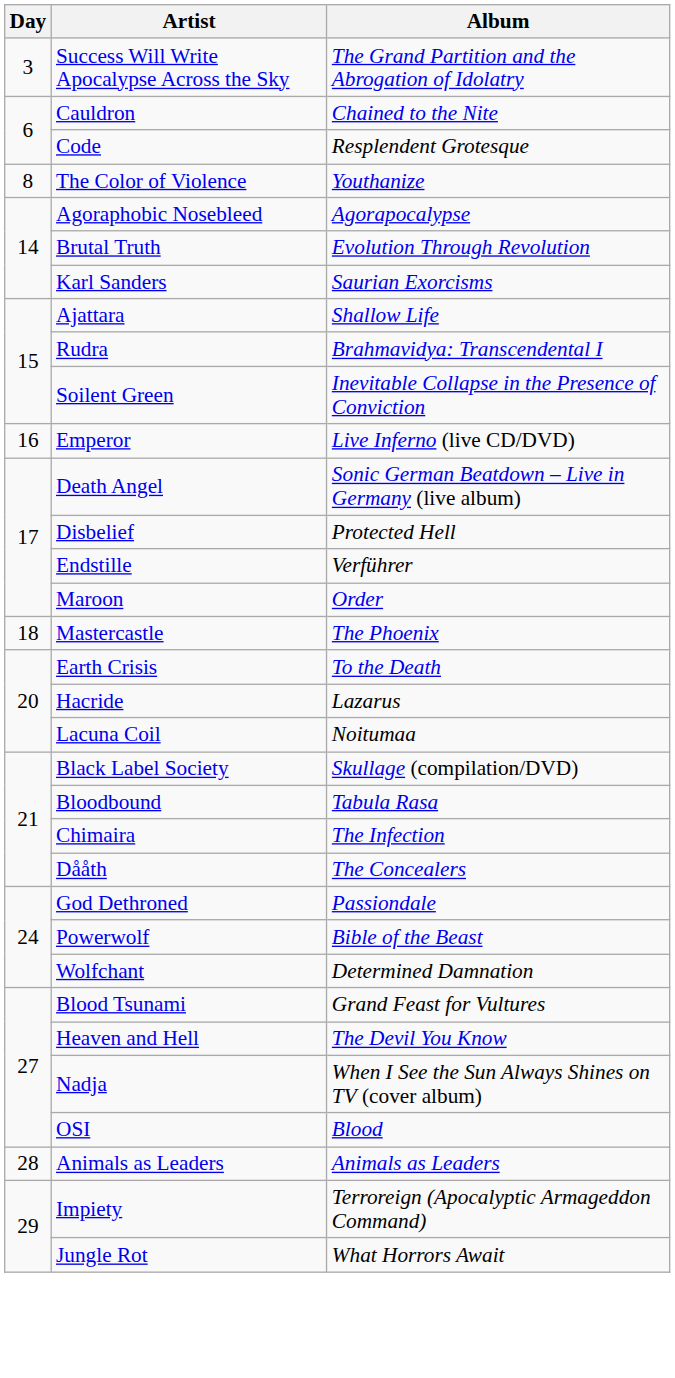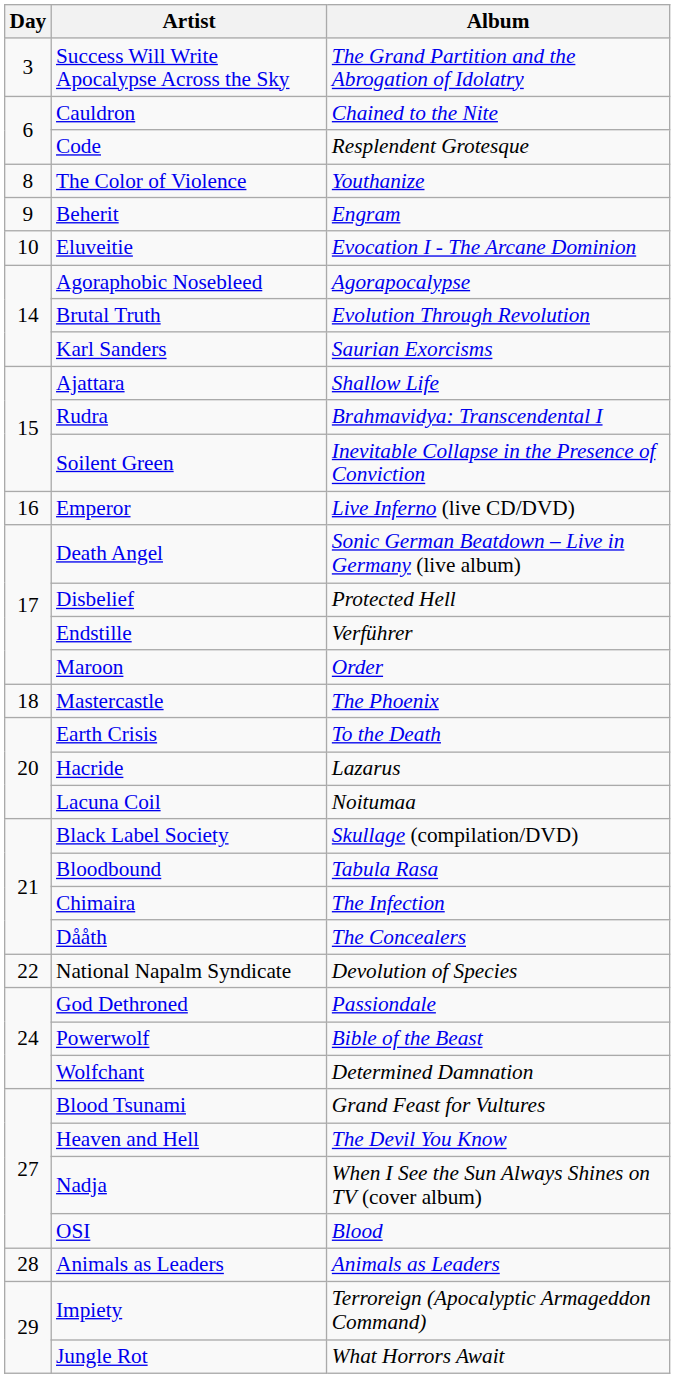+ row: (87, 214)
+ row: (94, 247)
+ row: (174, 970)
